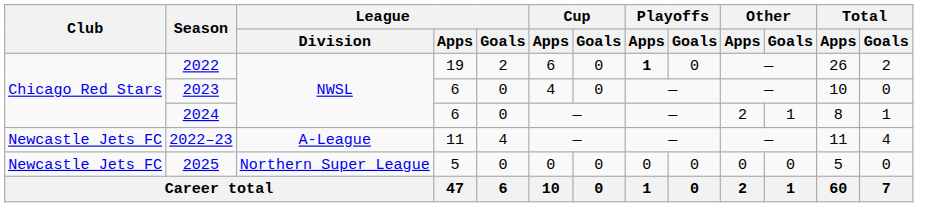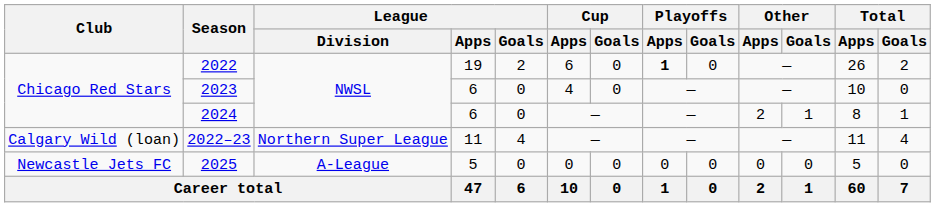(85, 140) Newcastle Jets FC -> (94, 140) Calgary Wild (loan)
(335, 140) A-League -> (353, 140) Northern Super League
(335, 164) Northern Super League -> (353, 164) A-League
